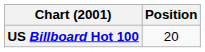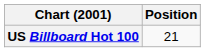(171, 36) 20 -> (171, 36) 21
